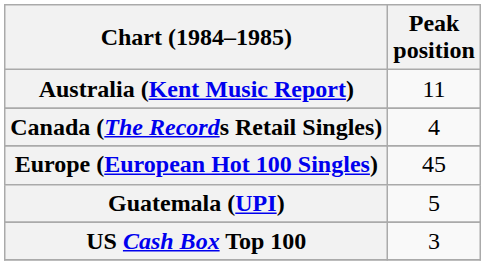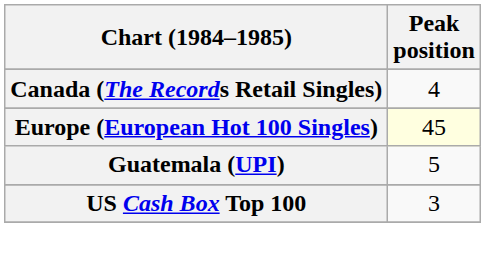- row: (196, 88)
(434, 164) no background -> (434, 126) lightyellow background
